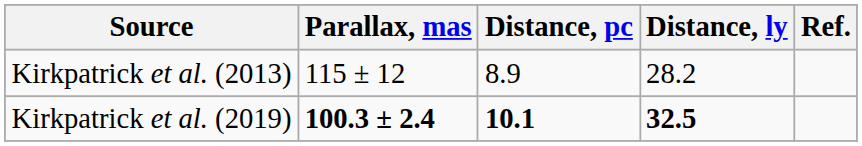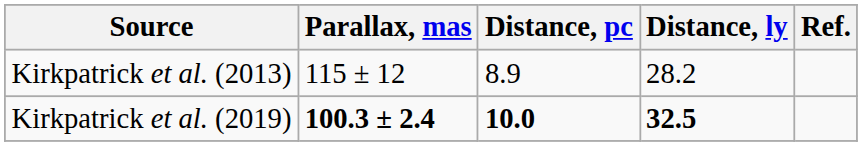(510, 118) 10.1 -> (510, 118) 10.0
